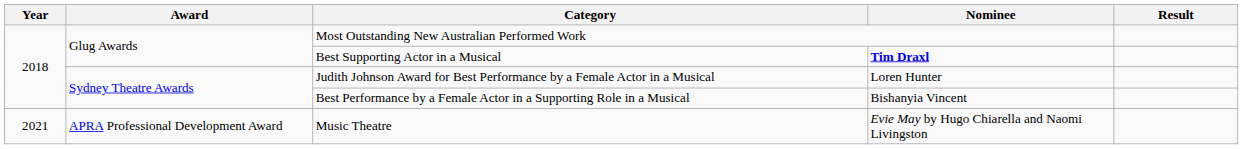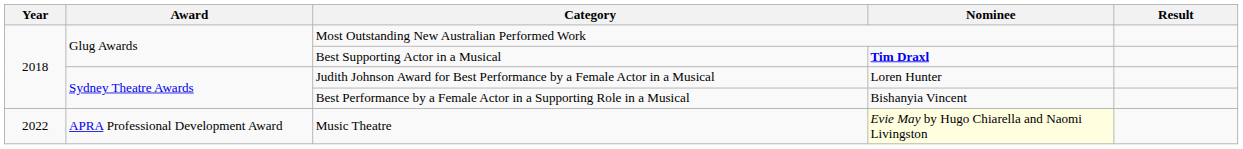(35, 126) 2021 -> (35, 126) 2022
(976, 126) no background -> (976, 126) lightyellow background
